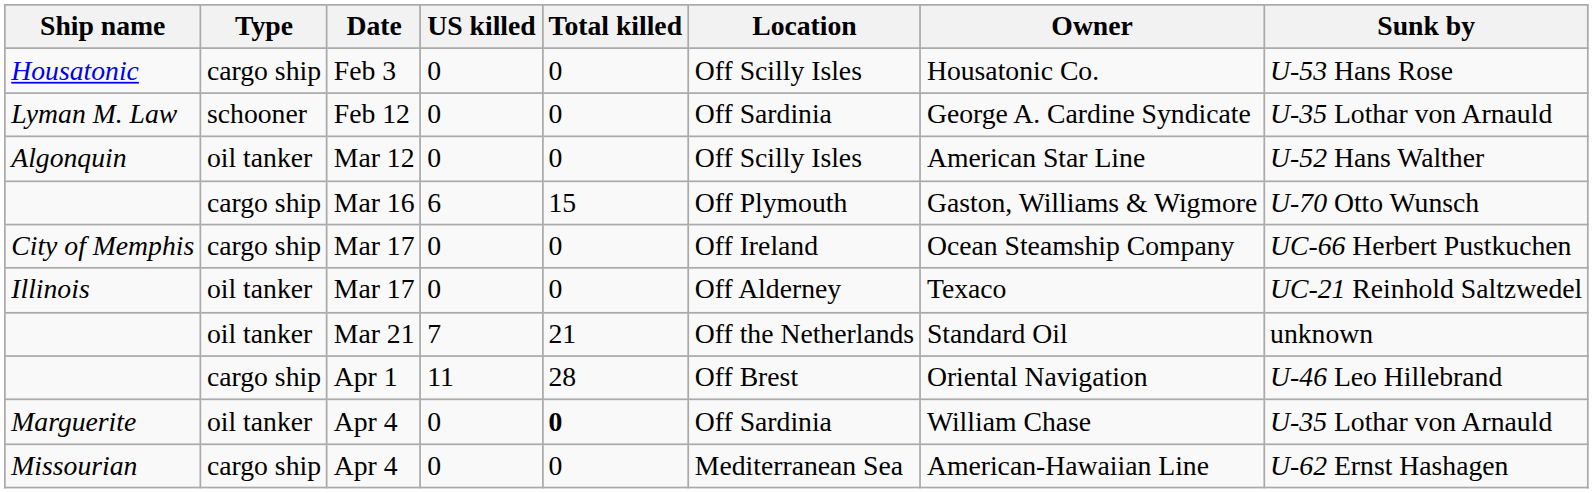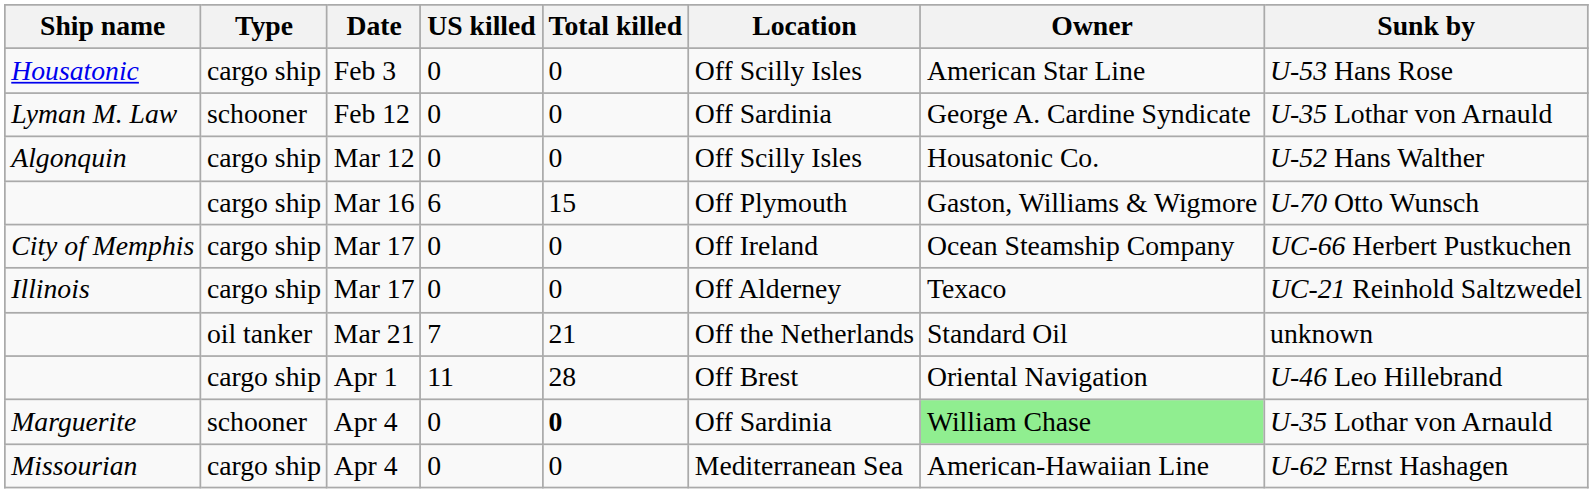(1013, 70) Housatonic Co. -> (1036, 70) American Star Line
(260, 158) oil tanker -> (264, 158) cargo ship
(1036, 158) American Star Line -> (1013, 158) Housatonic Co.
(260, 289) oil tanker -> (264, 289) cargo ship
(260, 421) oil tanker -> (257, 421) schooner
(1009, 421) no background -> (1009, 421) lightgreen background
